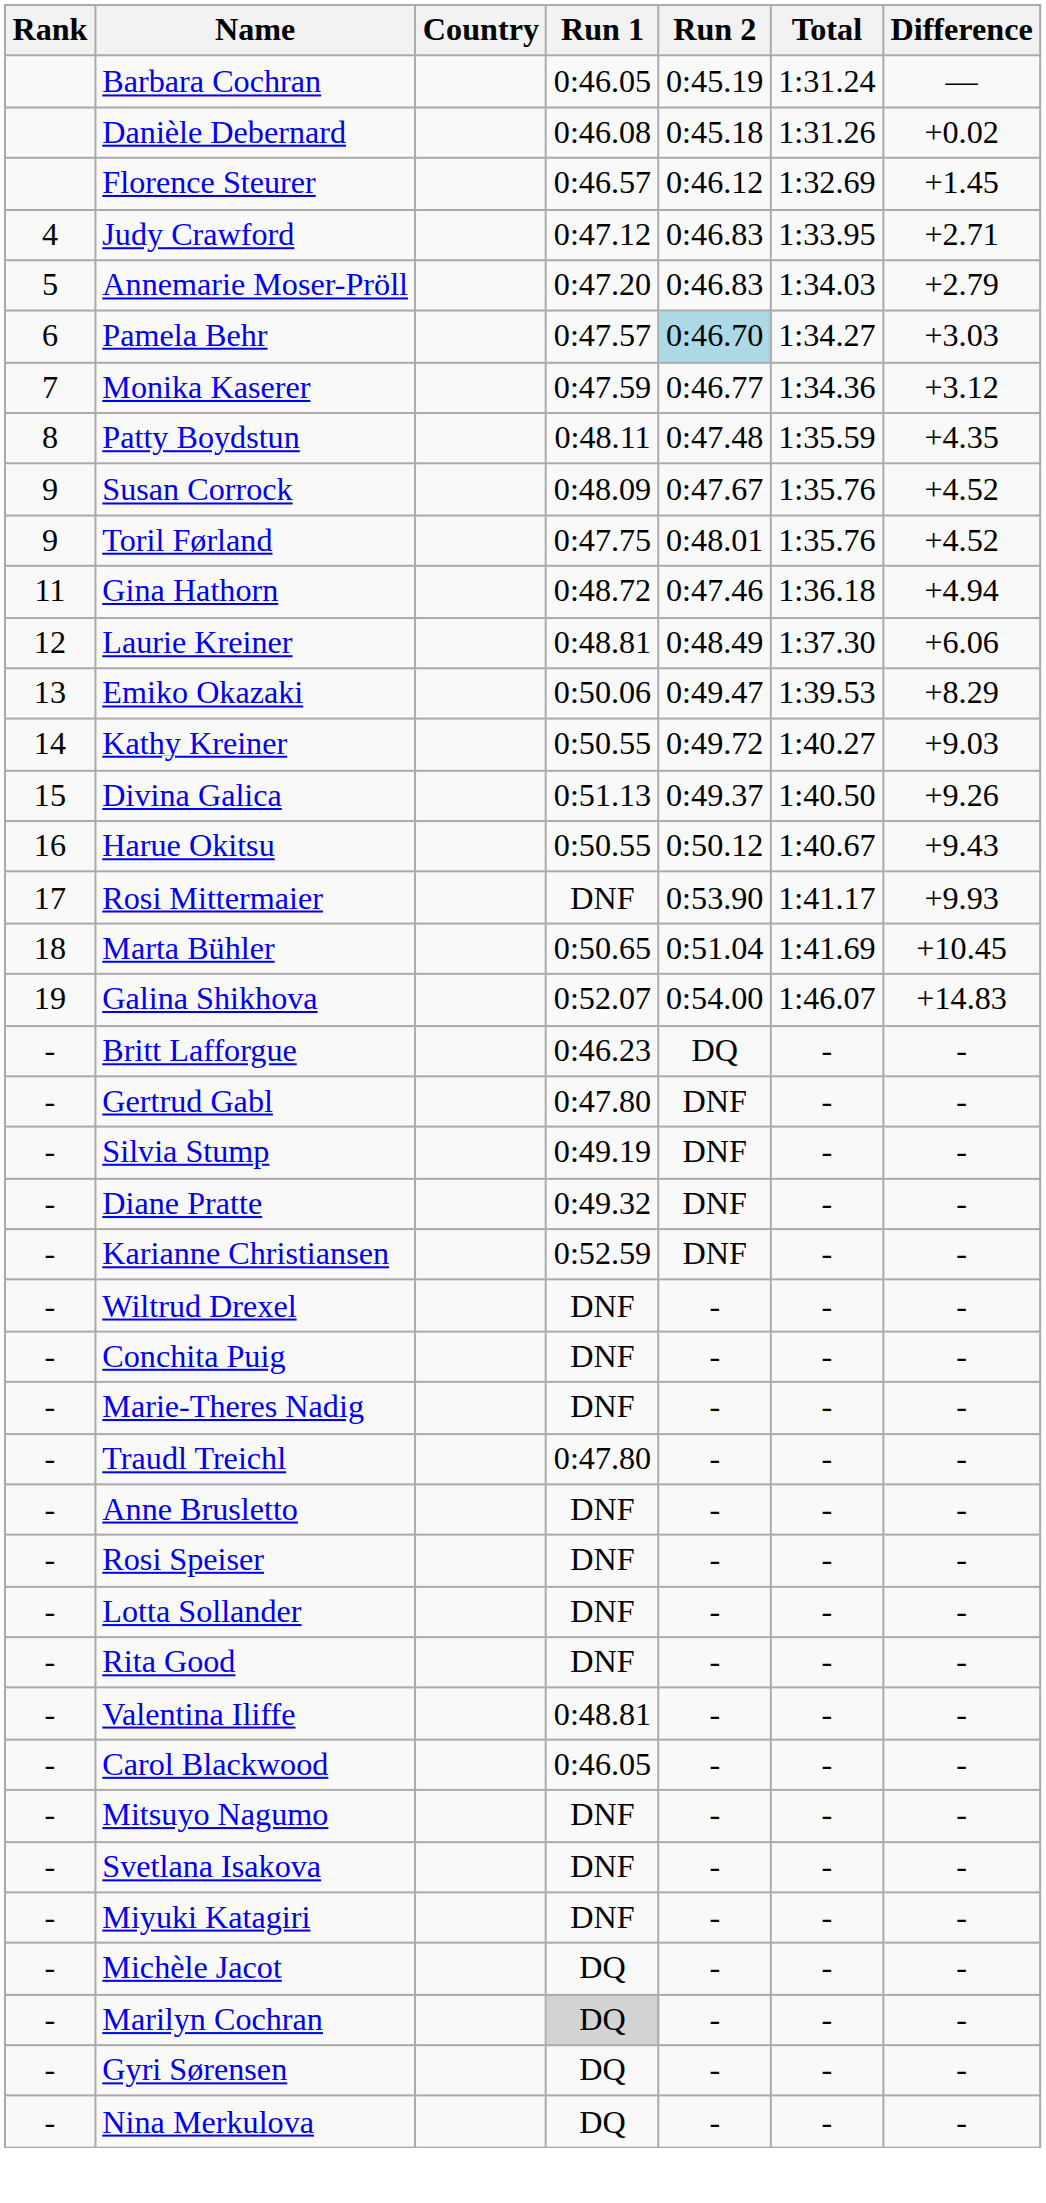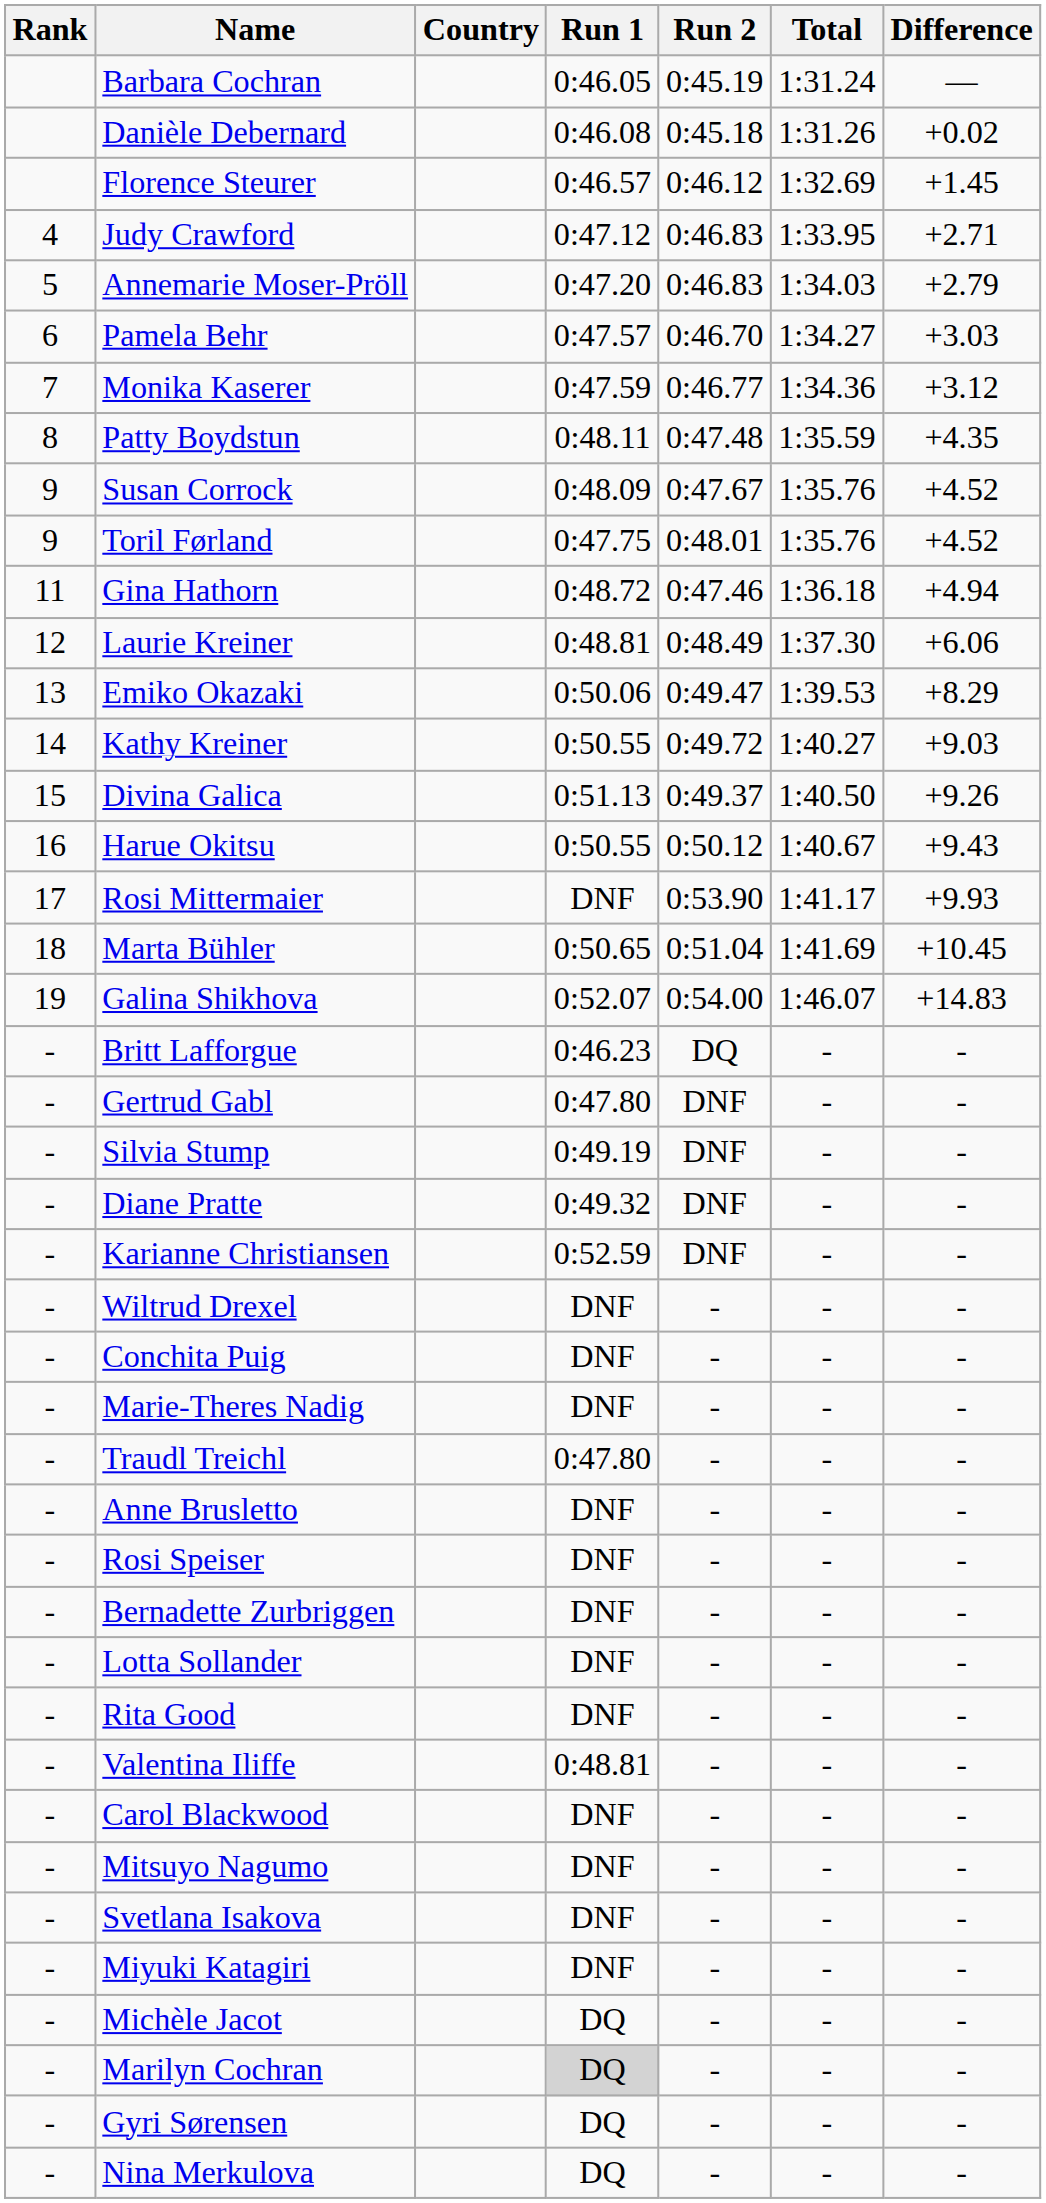(715, 336) lightblue background -> (715, 336) no background
+ row: (248, 1611)
(603, 1764) 0:46.05 -> (603, 1815) DNF
